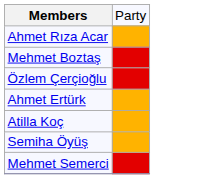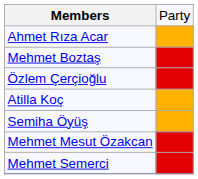- row: (47, 100)
+ row: (80, 142)
